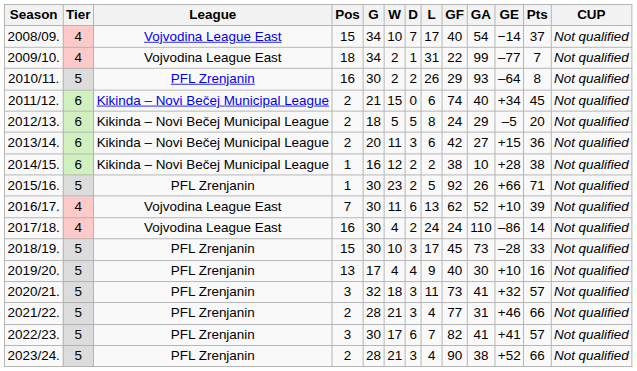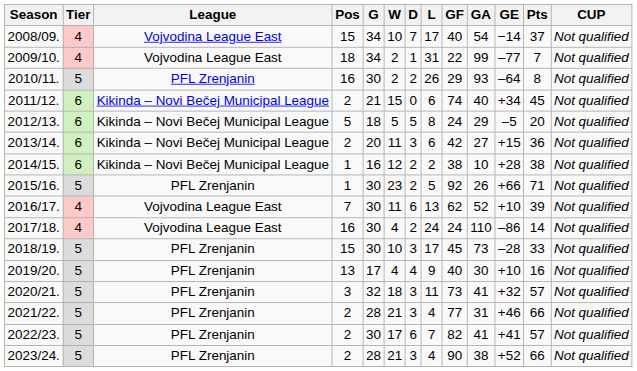(348, 121) 2 -> (348, 121) 5
(348, 334) 3 -> (348, 334) 2
